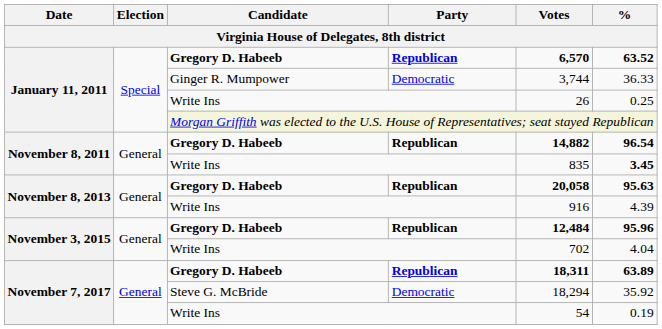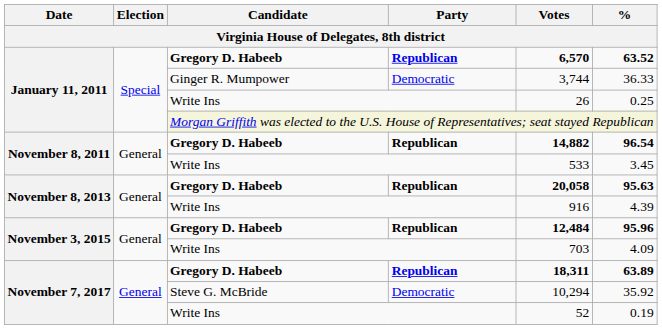(579, 164) 835 -> (579, 164) 533
(642, 164) bold -> (642, 164) normal
(579, 249) 702 -> (579, 249) 703
(642, 249) 4.04 -> (642, 249) 4.09
(571, 292) 18,294 -> (571, 292) 10,294
(582, 313) 54 -> (582, 313) 52
